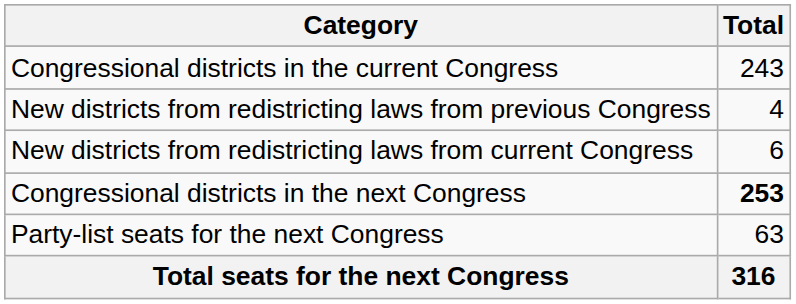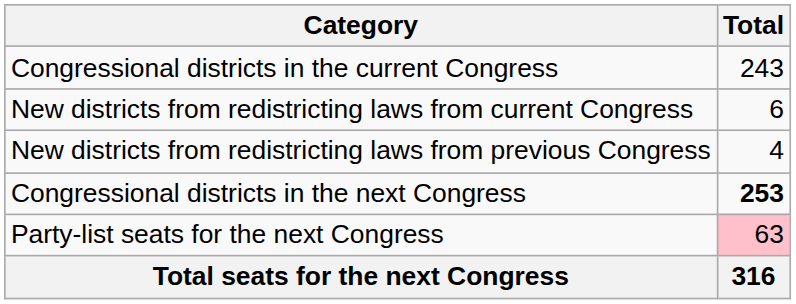rows swapped: (361, 109) <-> (352, 151)
(769, 234) no background -> (769, 234) pink background
